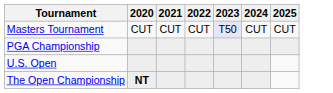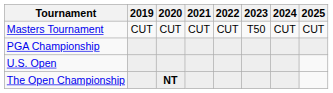+ column: (142, 13)
(228, 30) lavender background -> (256, 30) no background
